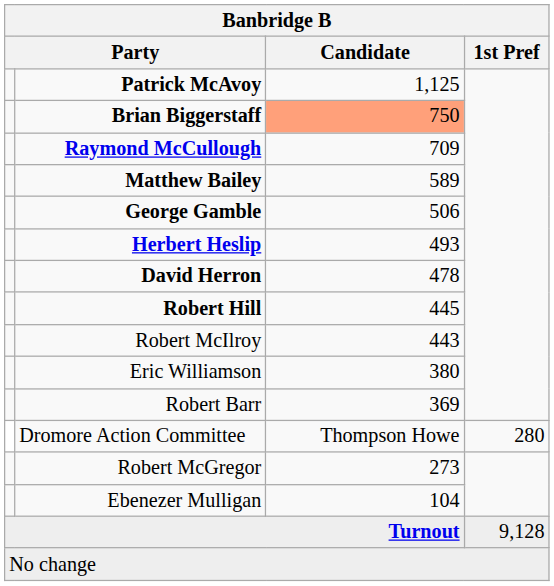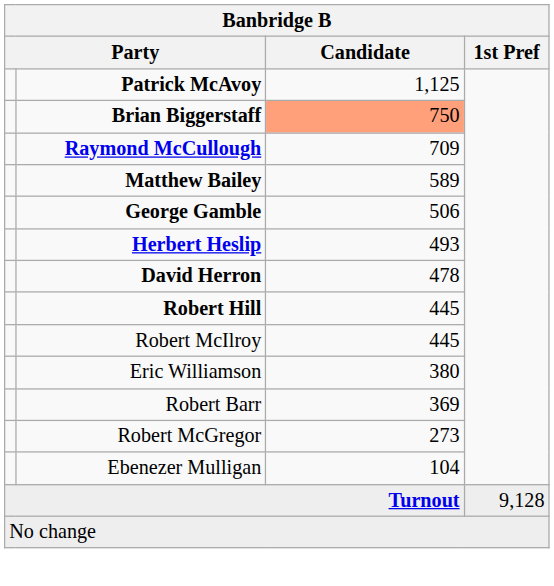(444, 340) 443 -> (444, 340) 445
- row: (132, 436)
